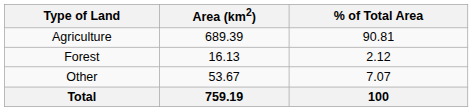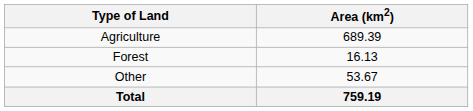- column: (378, 16)
